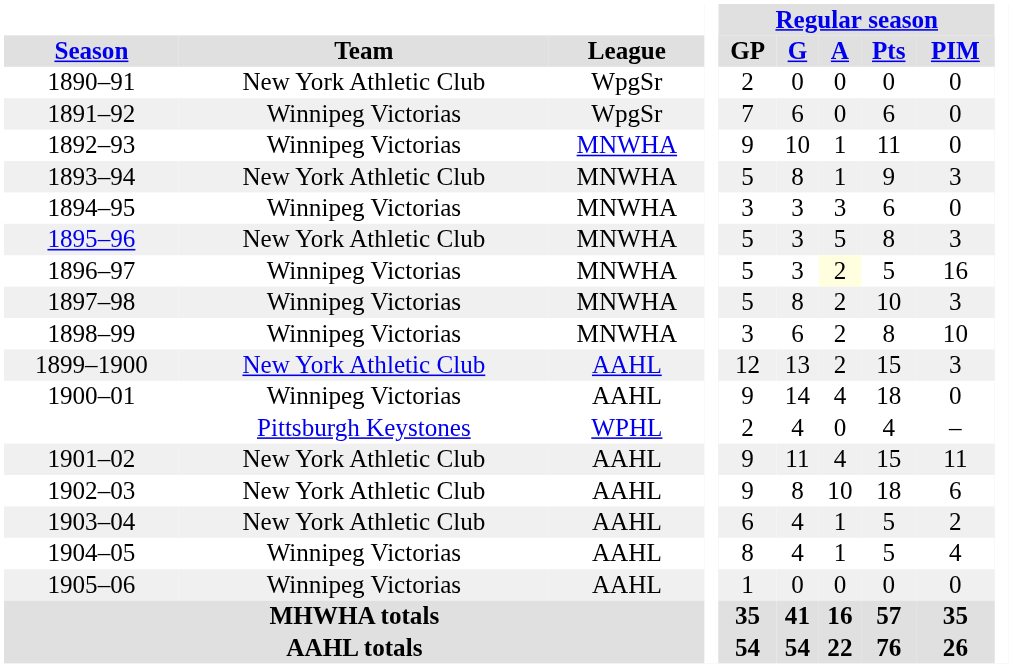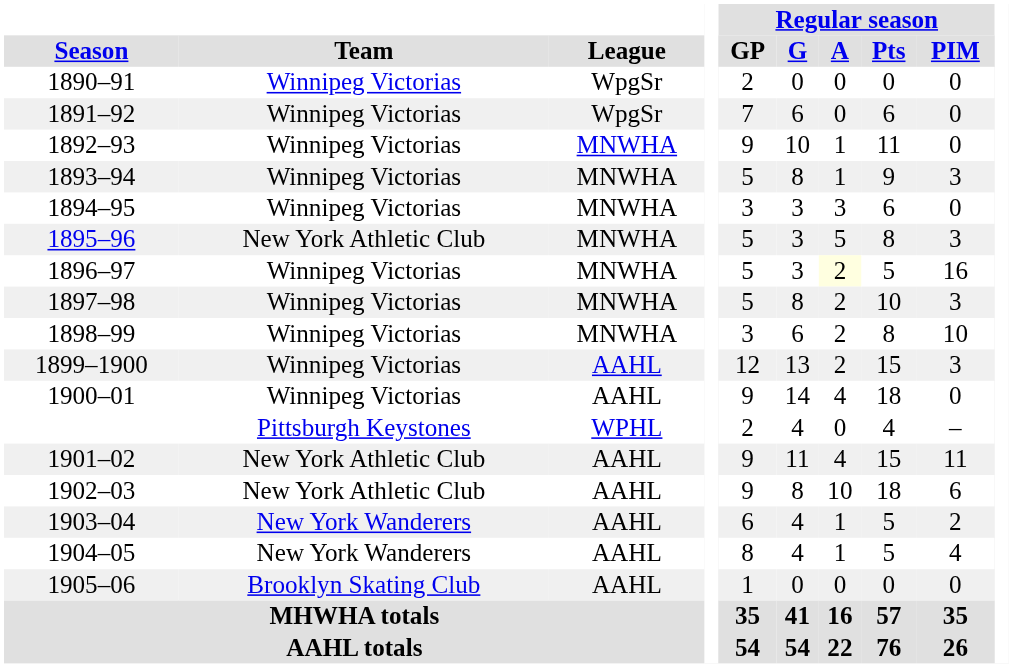(364, 82) New York Athletic Club -> (364, 82) Winnipeg Victorias
(364, 176) New York Athletic Club -> (364, 176) Winnipeg Victorias
(364, 364) New York Athletic Club -> (364, 364) Winnipeg Victorias
(364, 521) New York Athletic Club -> (364, 521) New York Wanderers
(364, 553) Winnipeg Victorias -> (364, 553) New York Wanderers
(364, 584) Winnipeg Victorias -> (364, 584) Brooklyn Skating Club
